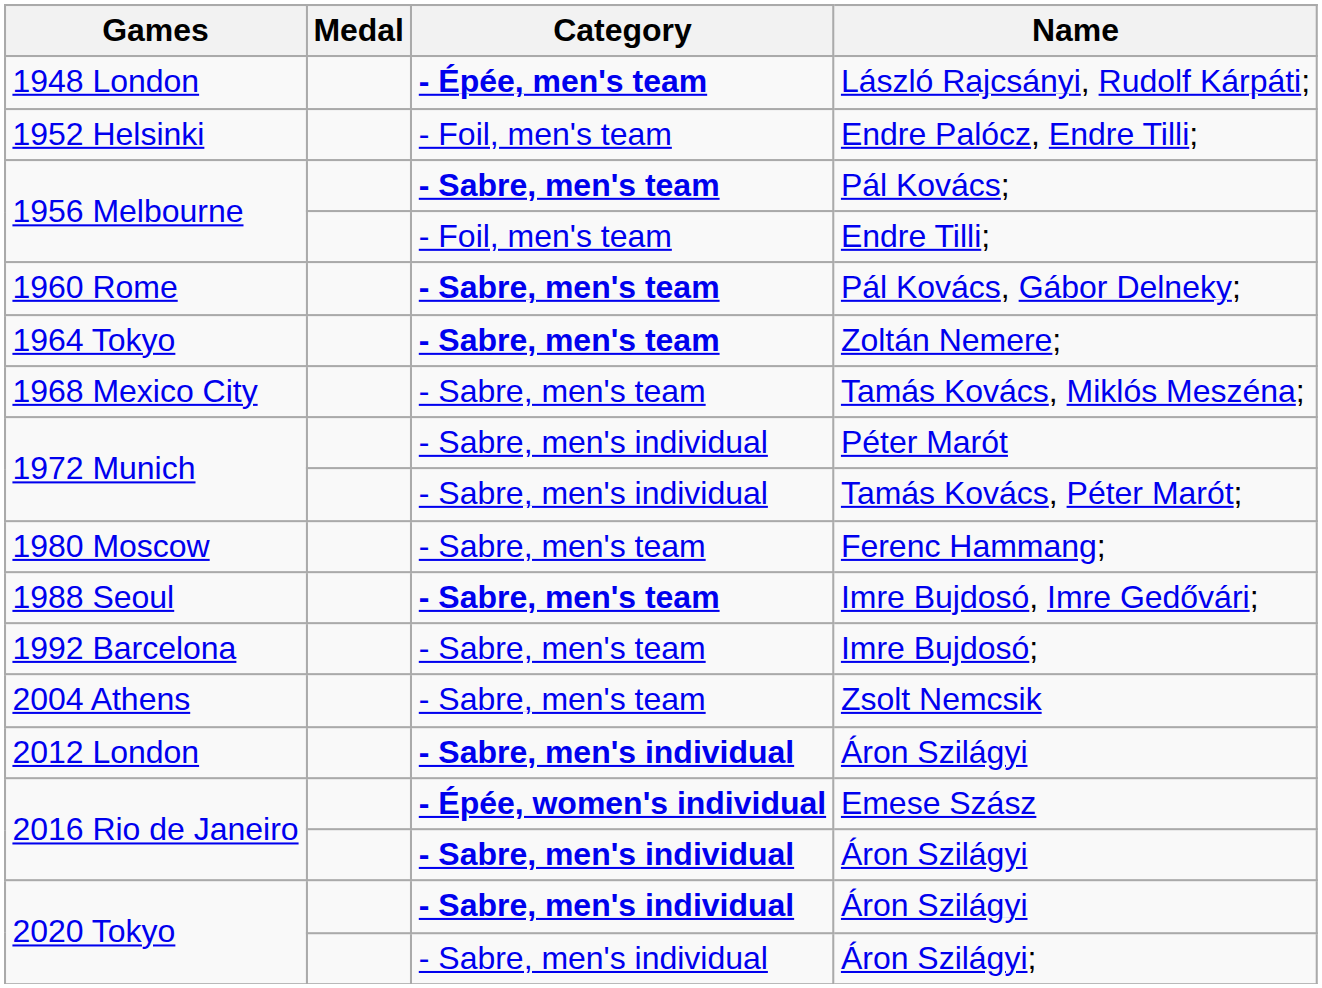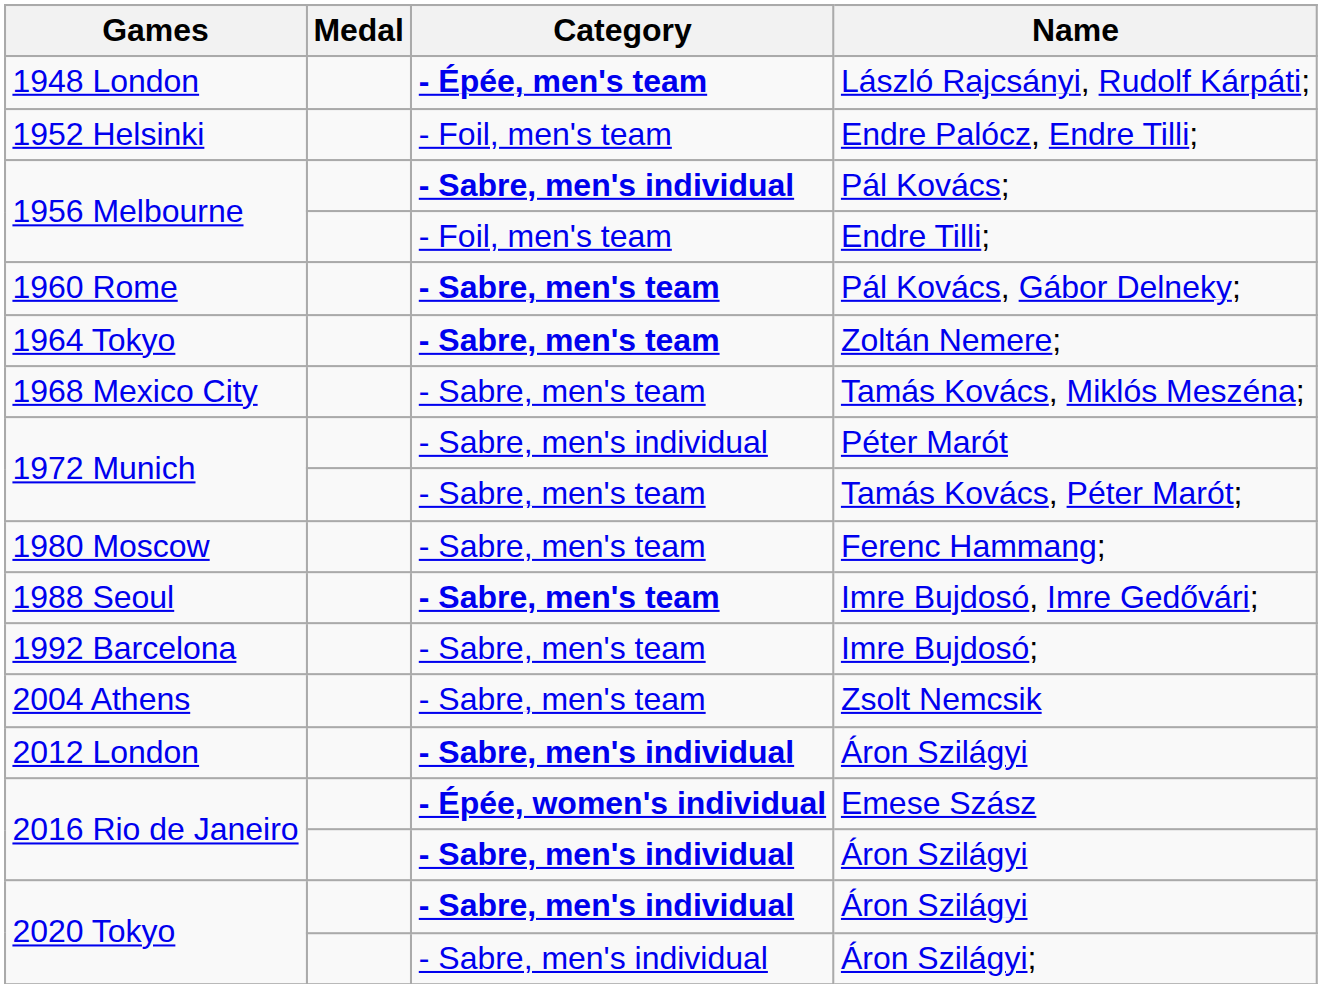(569, 184) - Sabre, men's team -> (606, 184) - Sabre, men's individual
(593, 493) - Sabre, men's individual -> (562, 493) - Sabre, men's team
